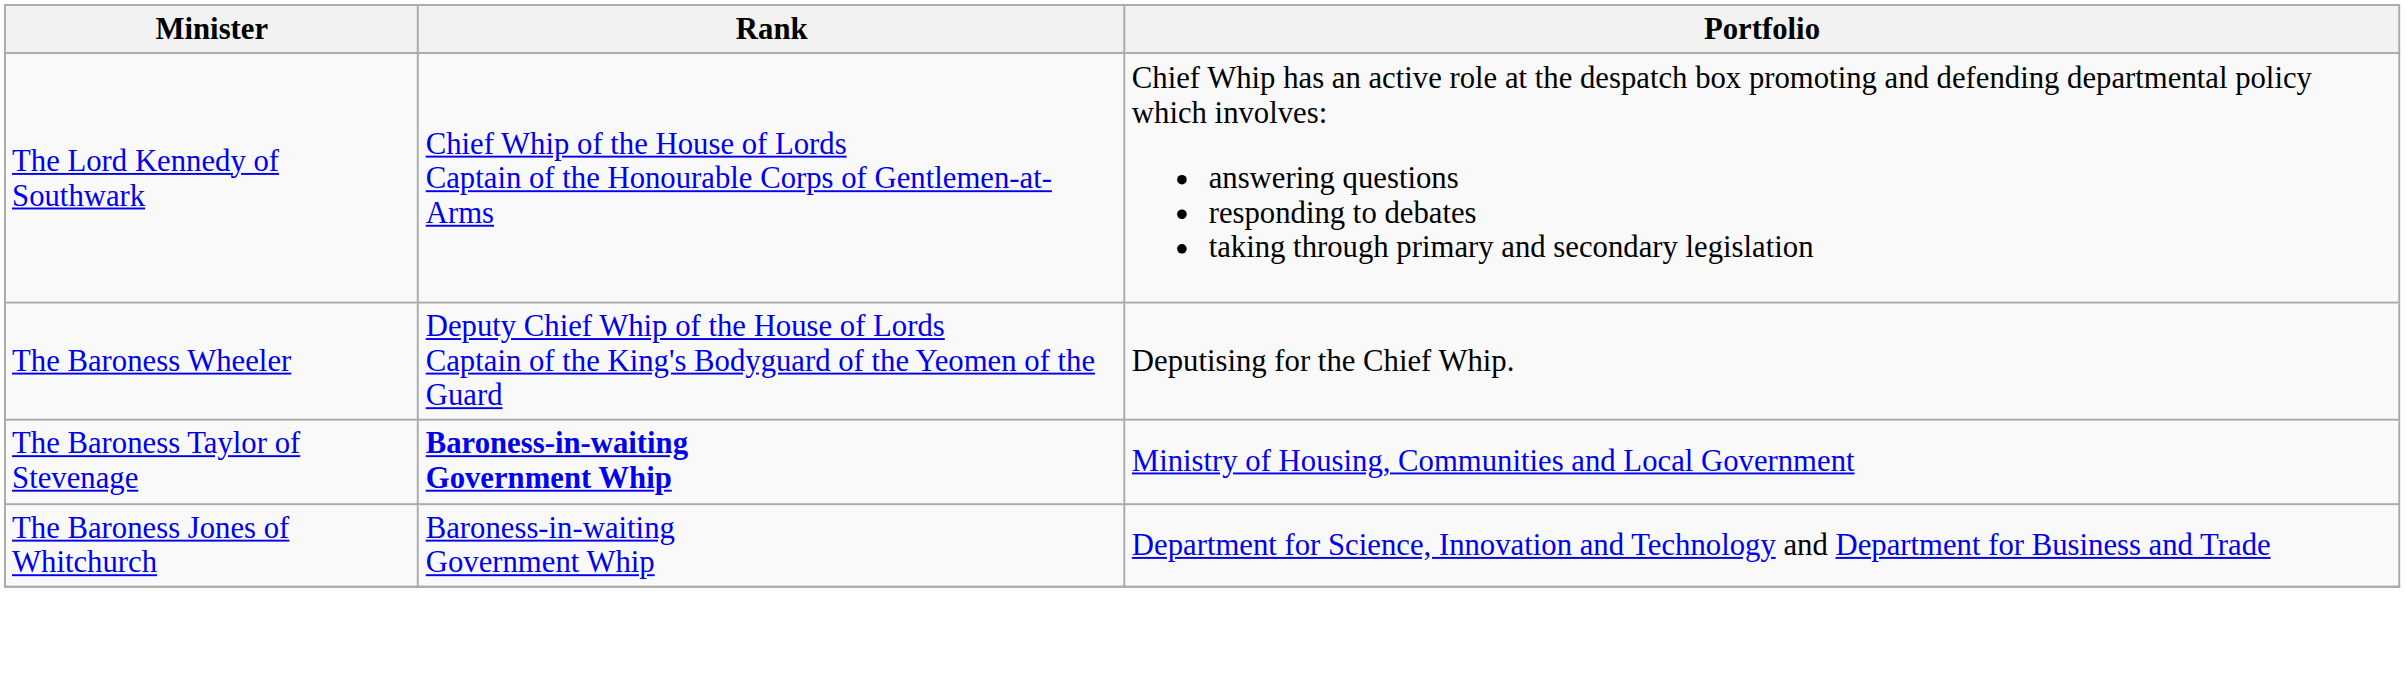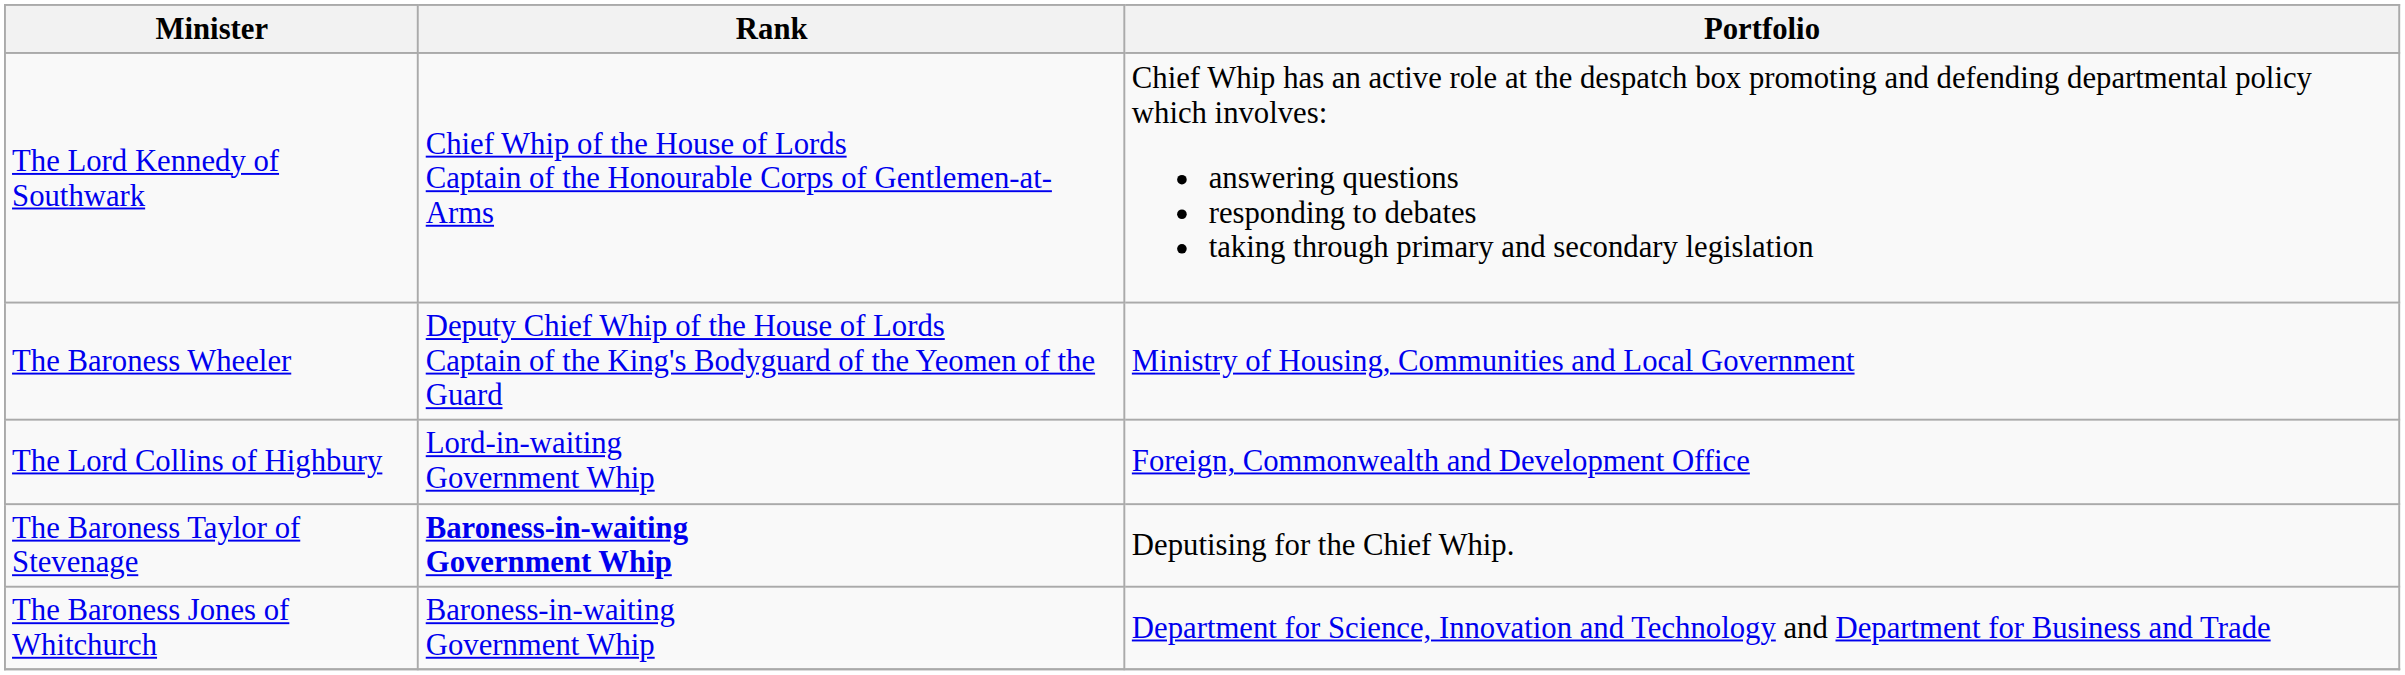(1323, 360) Deputising for the Chief Whip. -> (1493, 360) Ministry of Housing, Communities and Local Government
+ row: (197, 461)
(1493, 461) Ministry of Housing, Communities and Local Government -> (1323, 544) Deputising for the Chief Whip.
